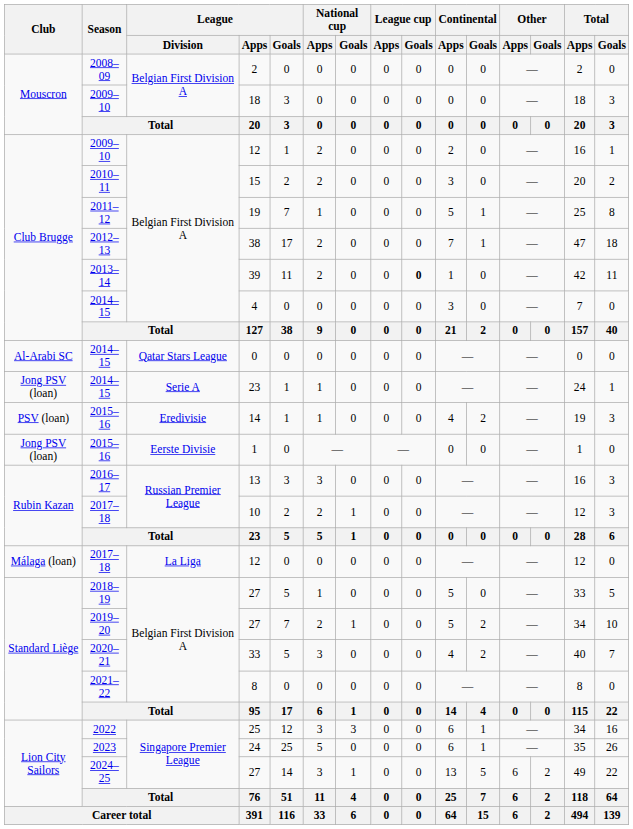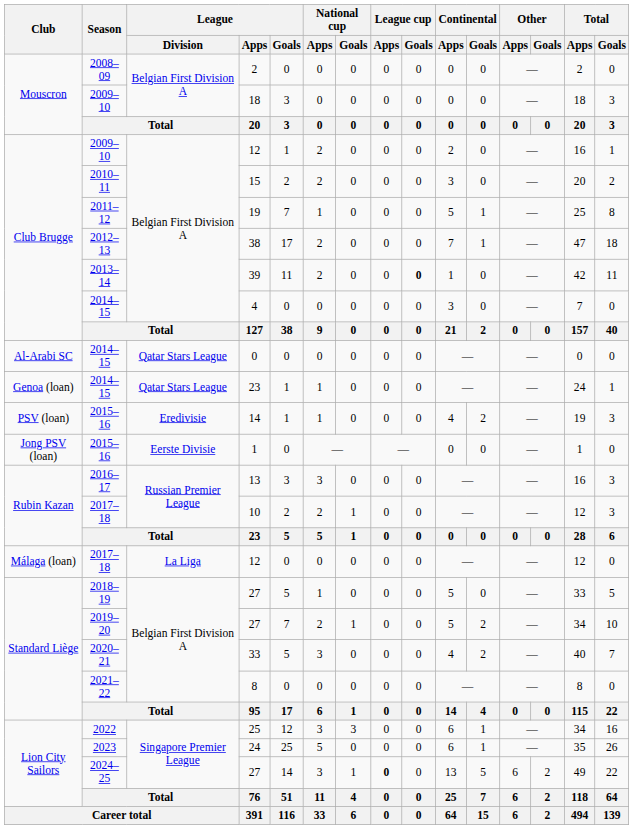(43, 387) Jong PSV (loan) -> (43, 387) Genoa (loan)
(183, 387) Serie A -> (183, 387) Qatar Stars League
(386, 772) normal -> (386, 772) bold
